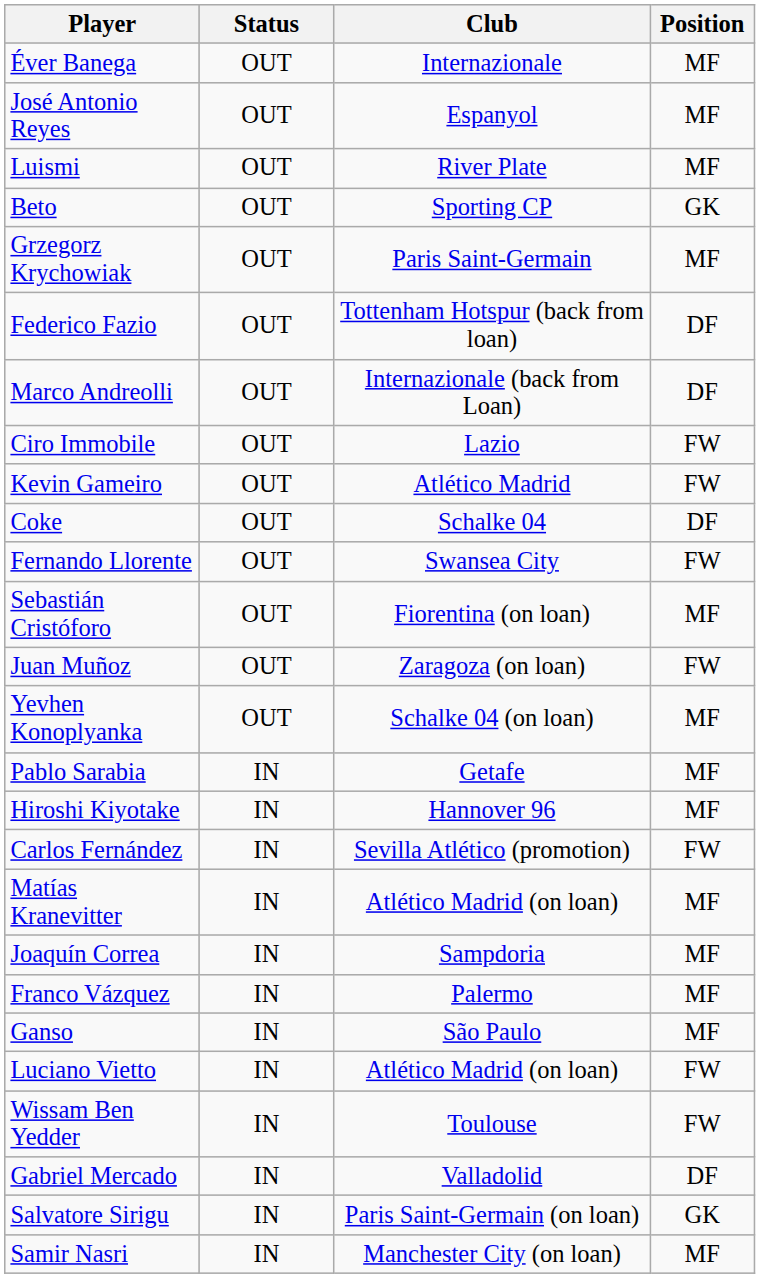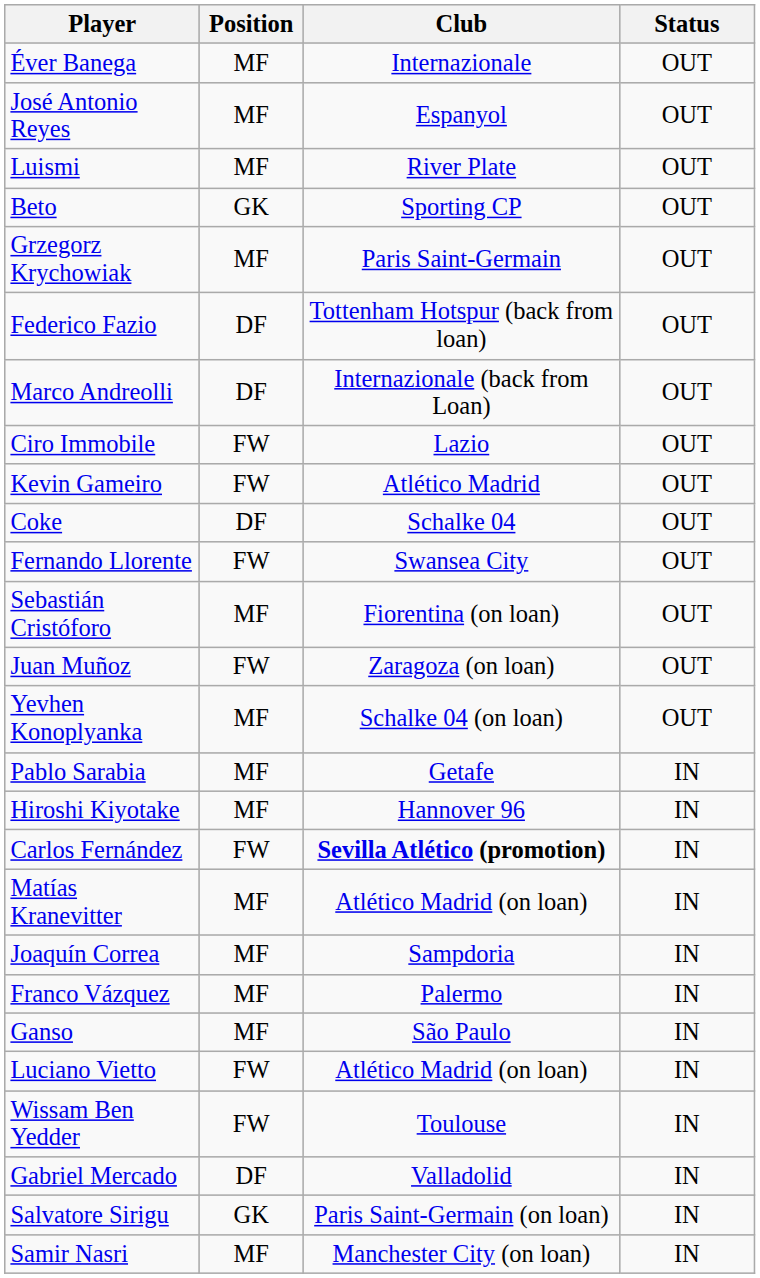columns swapped: (702, 23) <-> (266, 23)
(492, 849) normal -> (461, 849) bold
